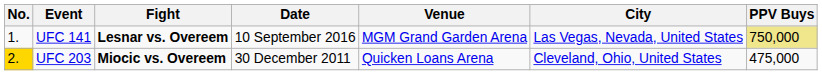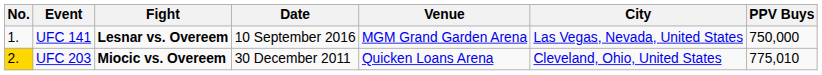(774, 37) khaki background -> (774, 37) no background
(774, 59) 475,000 -> (774, 59) 775,010
